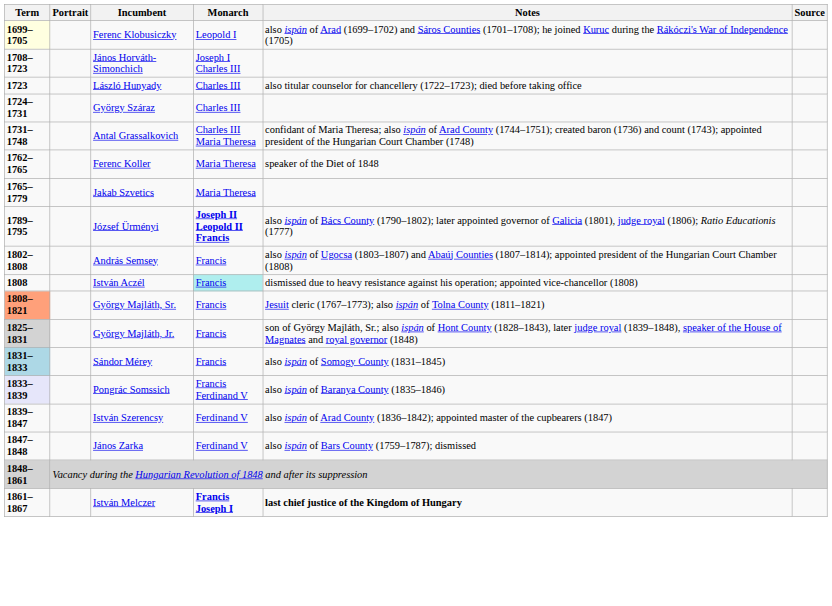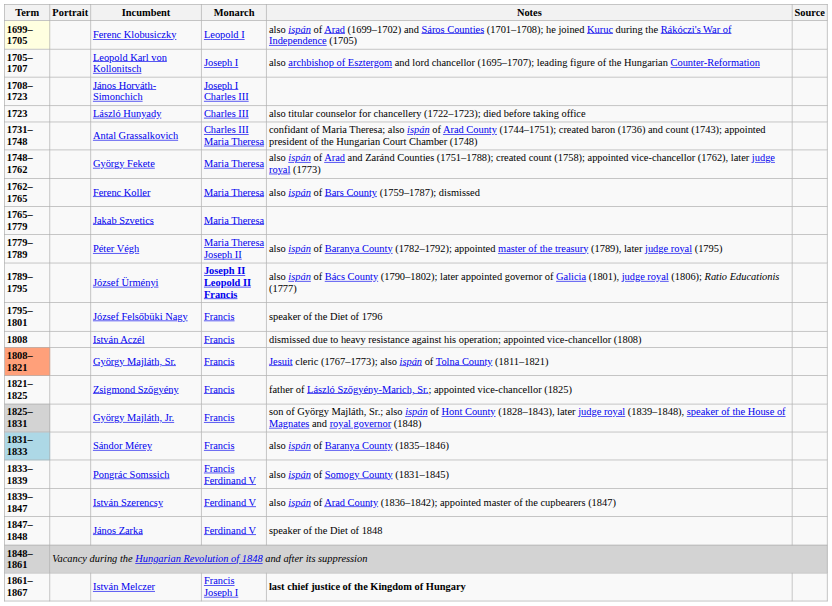+ row: (130, 63)
- row: (124, 107)
+ row: (124, 164)
(322, 164) speaker of the Diet of 1848 -> (374, 192) also ispán of Bars County (1759–1787); dismissed
+ row: (116, 248)
+ row: (140, 317)
- row: (126, 260)
(211, 282) paleturquoise background -> (219, 339) no background
+ row: (136, 389)
(355, 361) also ispán of Somogy County (1831–1845) -> (359, 446) also ispán of Baranya County (1835–1846)
(20, 389) lavender background -> (20, 474) no background
(355, 389) also ispán of Baranya County (1835–1846) -> (359, 474) also ispán of Somogy County (1831–1845)
(371, 446) also ispán of Bars County (1759–1787); dismissed -> (326, 530) speaker of the Diet of 1848
(214, 502) bold -> (221, 587) normal
